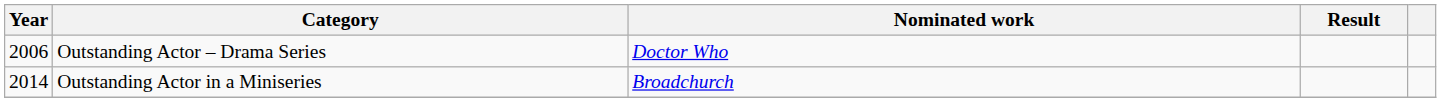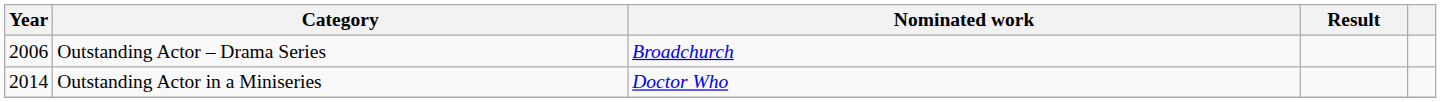(680, 50) Doctor Who -> (683, 50) Broadchurch
(683, 81) Broadchurch -> (680, 81) Doctor Who
